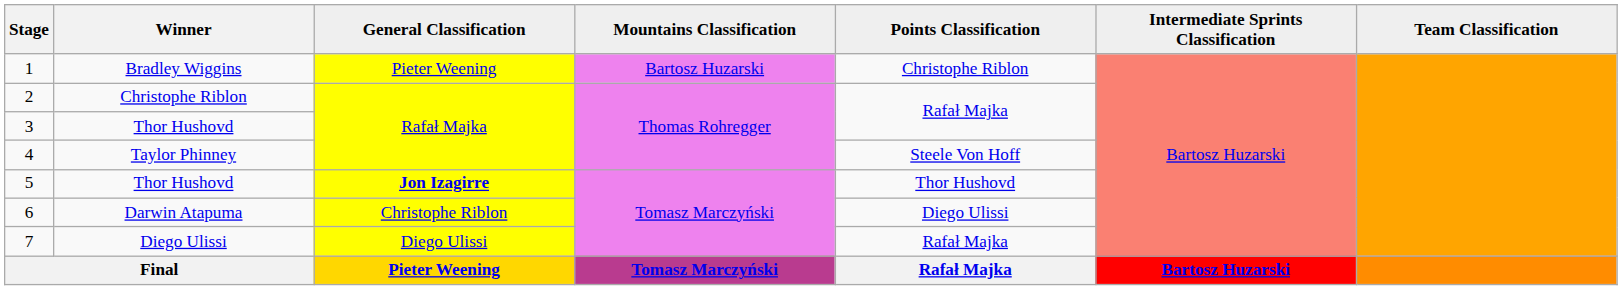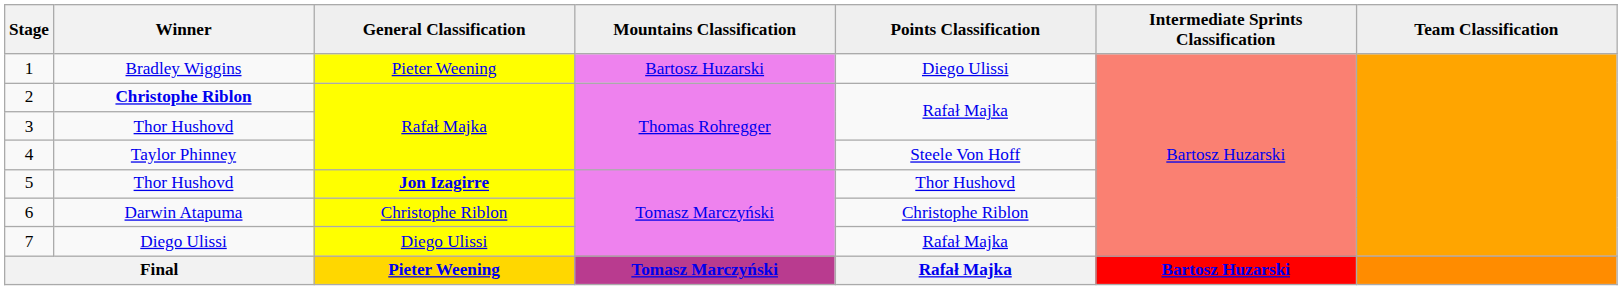(965, 68) Christophe Riblon -> (965, 68) Diego Ulissi
(184, 97) normal -> (184, 97) bold
(965, 212) Diego Ulissi -> (965, 212) Christophe Riblon
